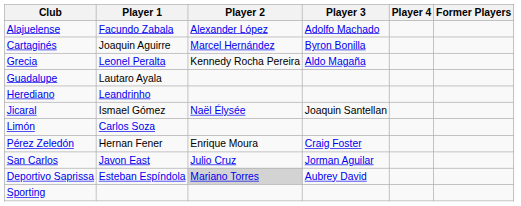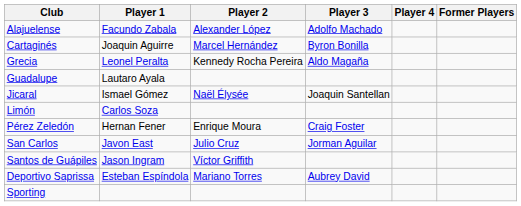- row: (31, 95)
+ row: (52, 160)
(225, 176) lightgrey background -> (228, 176) no background
